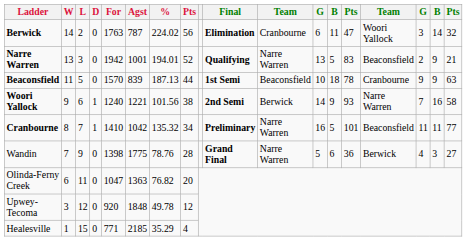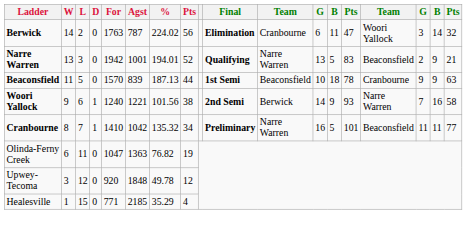- row: (22, 154)
(188, 180) 20 -> (188, 154) 19
